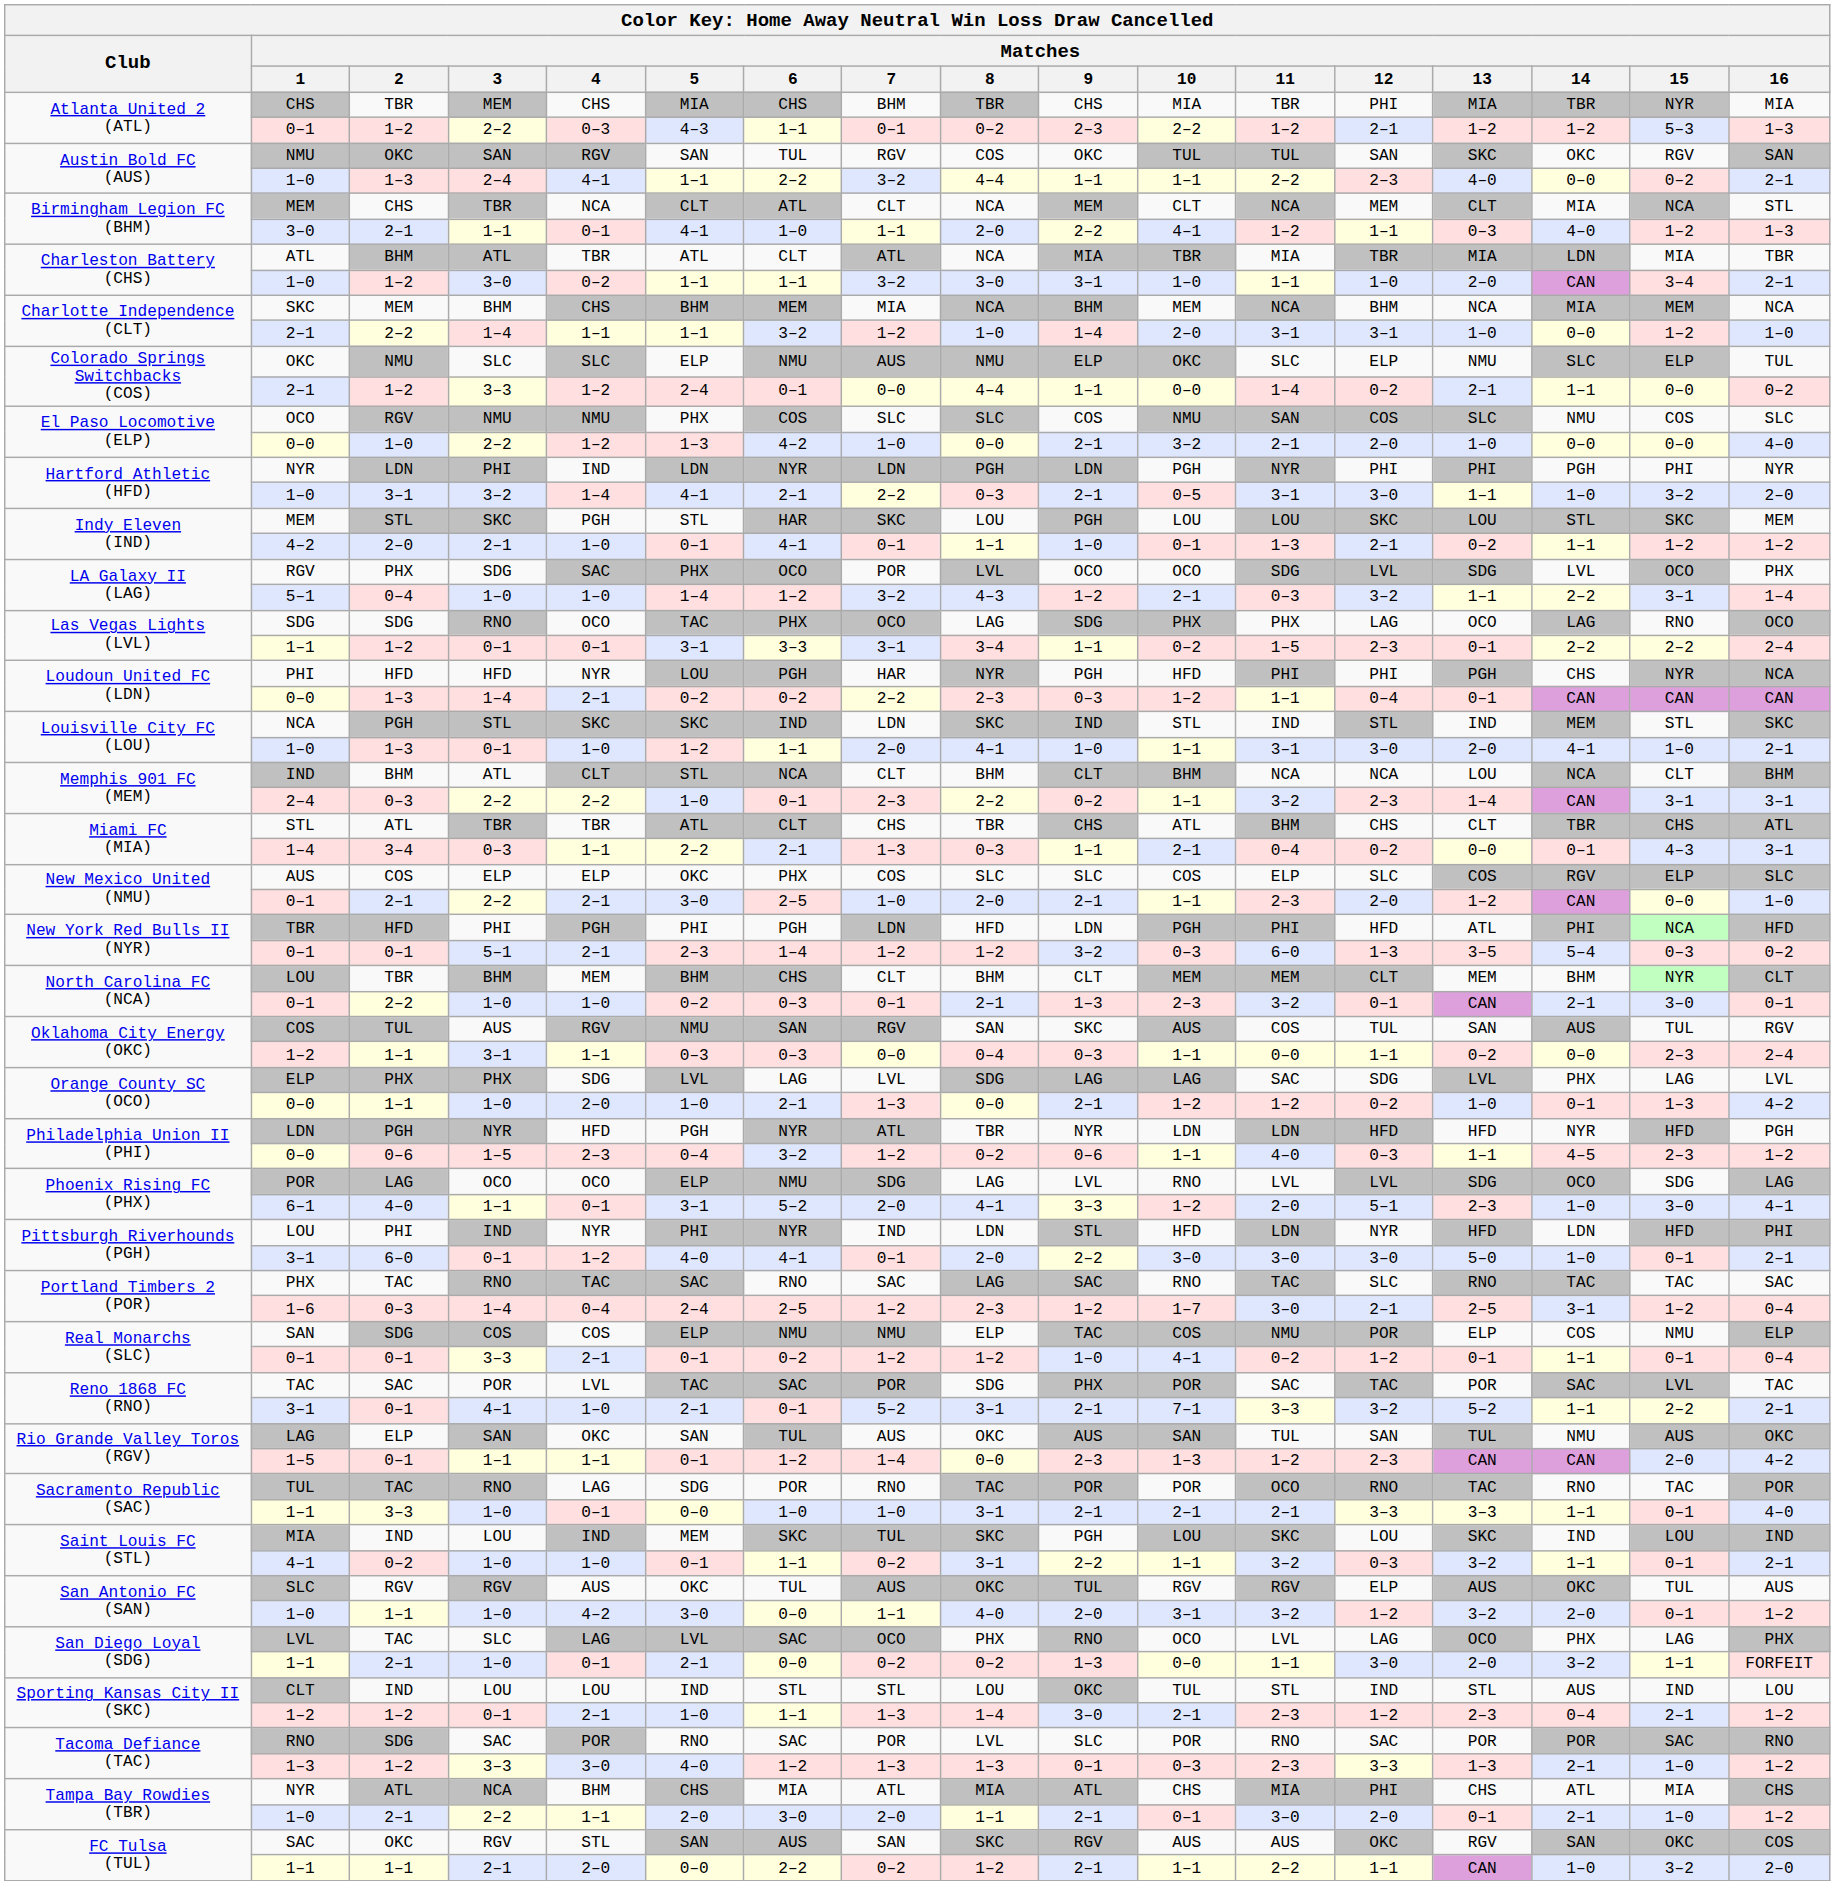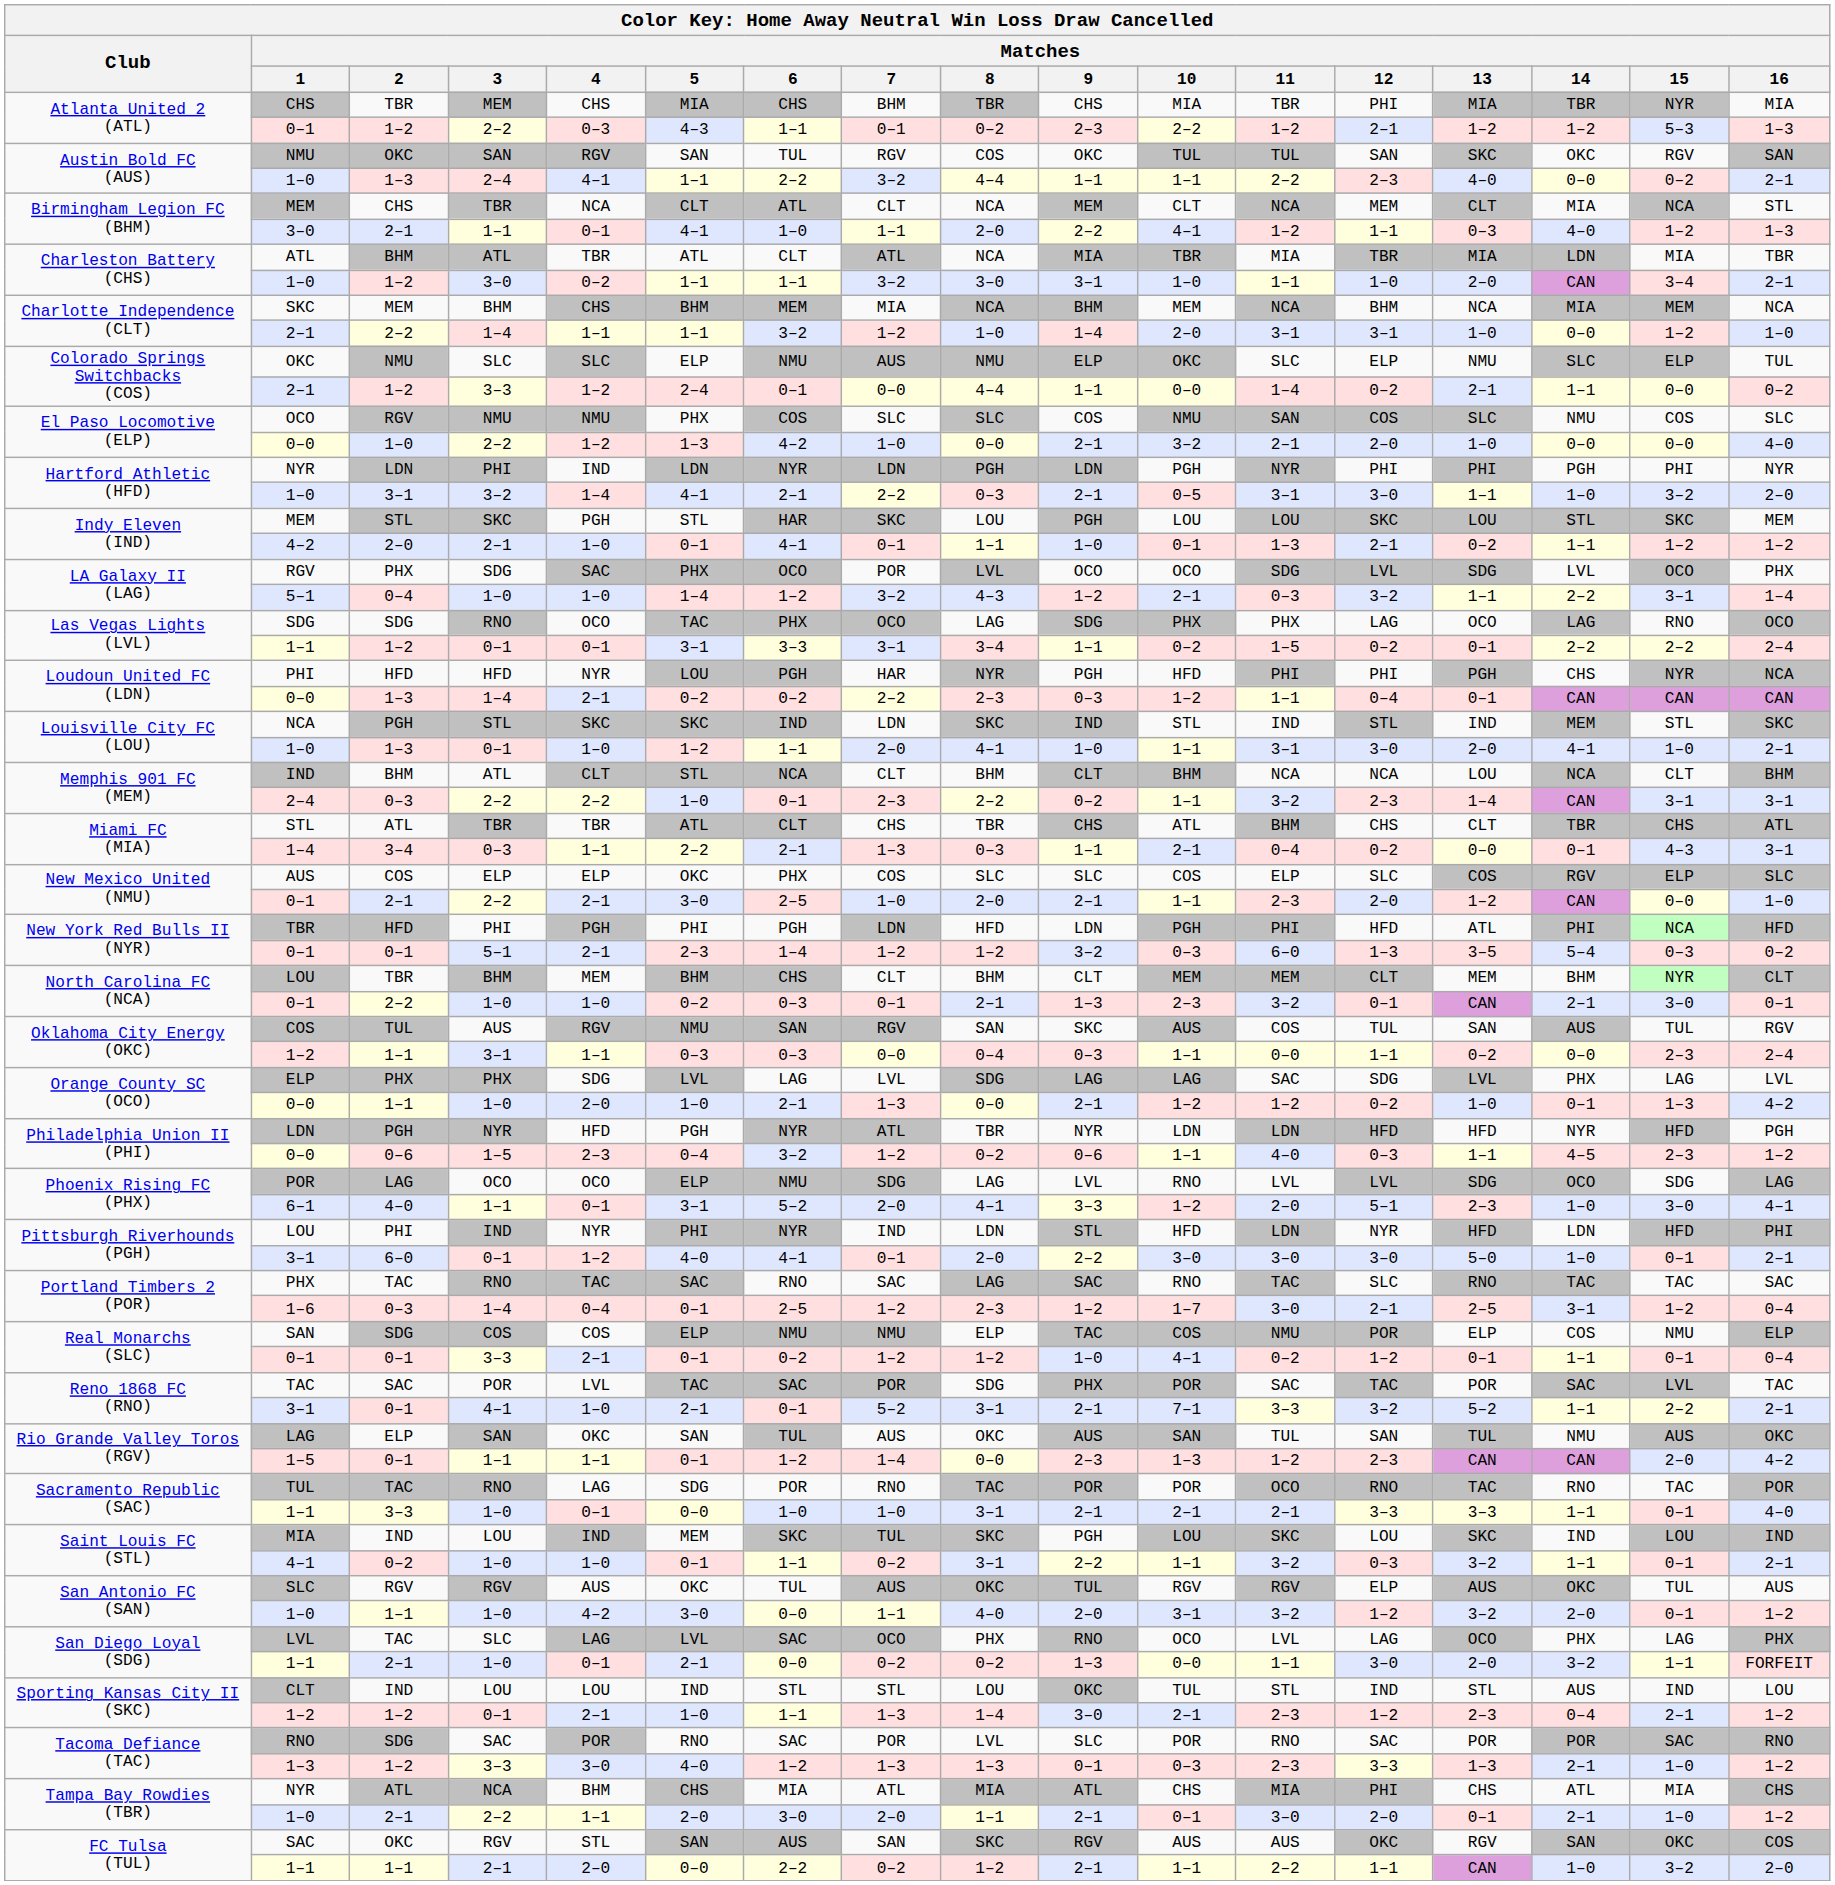(1384, 648) 2–3 -> (1384, 648) 0–2
(694, 1309) 2–4 -> (694, 1309) 0–1
